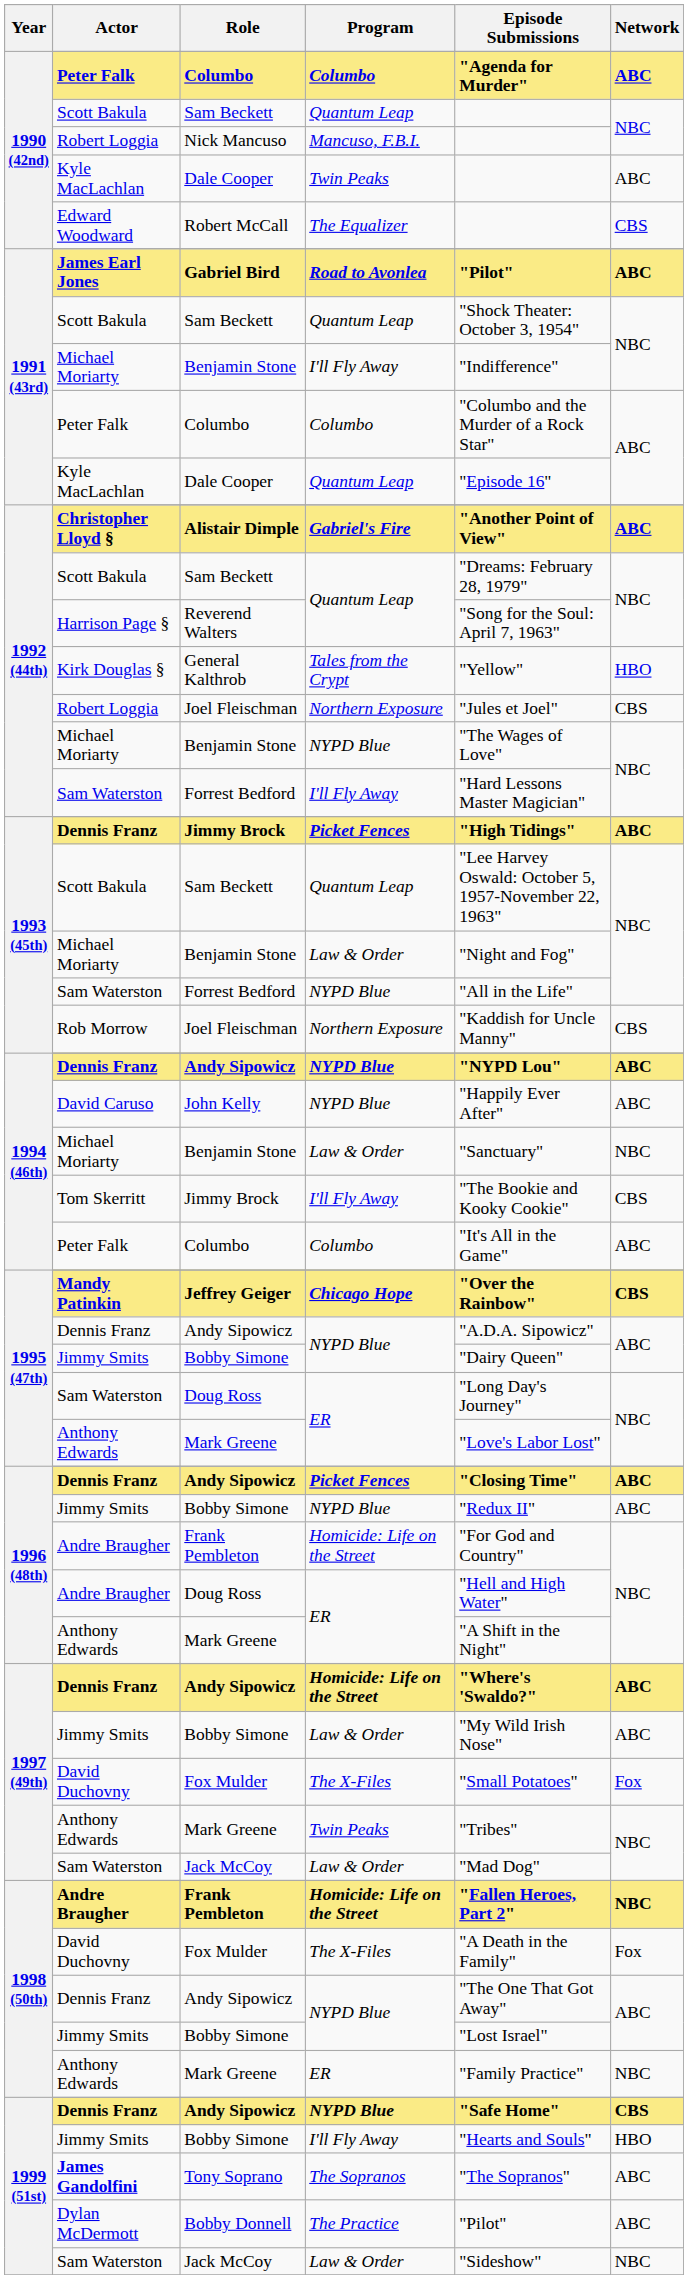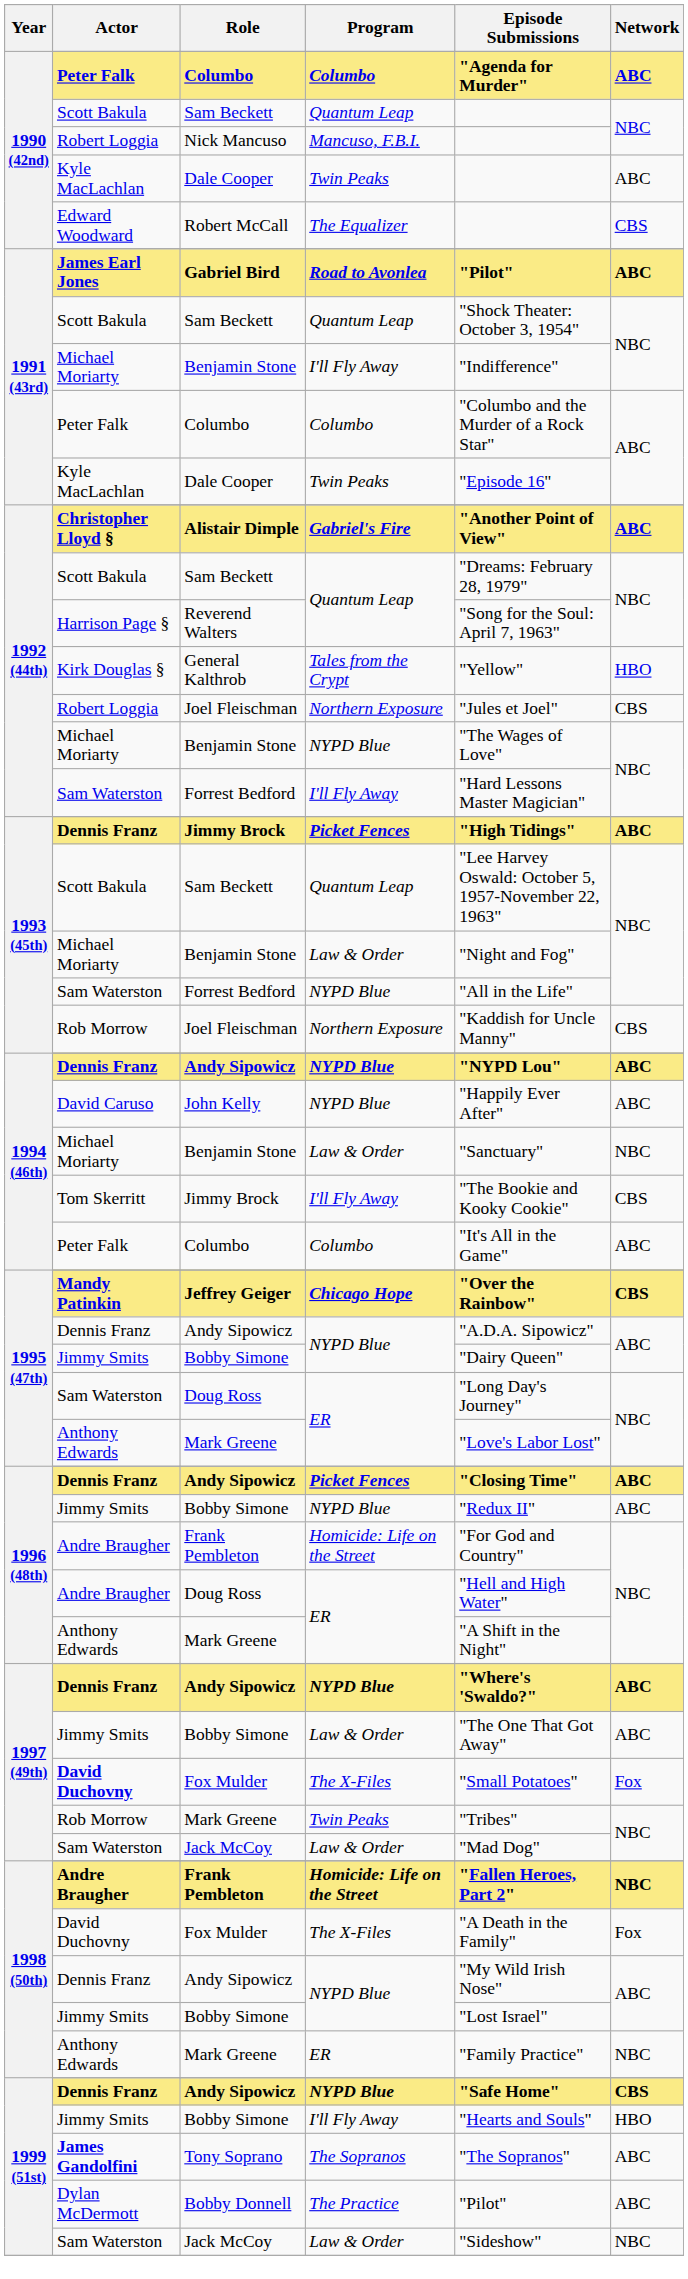(361, 481) Quantum Leap -> (349, 481) Twin Peaks
(375, 1687) Homicide: Life on the Street -> (352, 1687) NYPD Blue
(512, 1734) "My Wild Irish Nose" -> (526, 1734) "The One That Got Away"
(93, 1781) normal -> (95, 1781) bold
(87, 1829) Anthony Edwards -> (102, 1819) Rob Morrow
(526, 1998) "The One That Got Away" -> (512, 1979) "My Wild Irish Nose"
